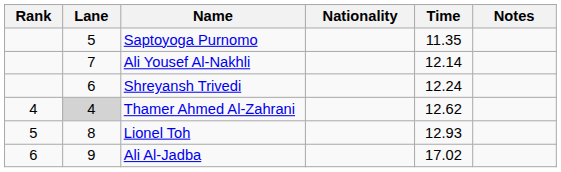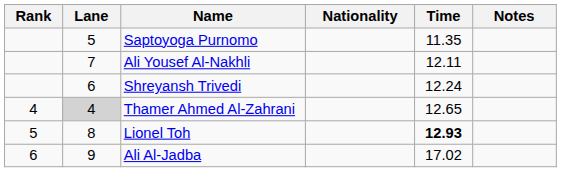(443, 63) 12.14 -> (443, 63) 12.11
(443, 109) 12.62 -> (443, 109) 12.65
(443, 133) normal -> (443, 133) bold
